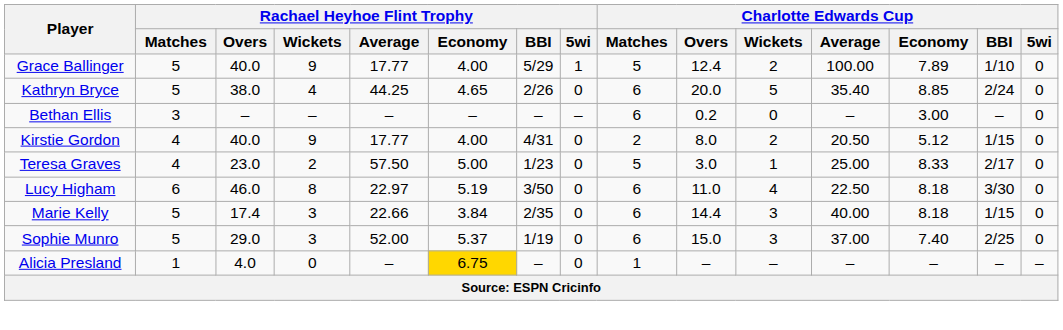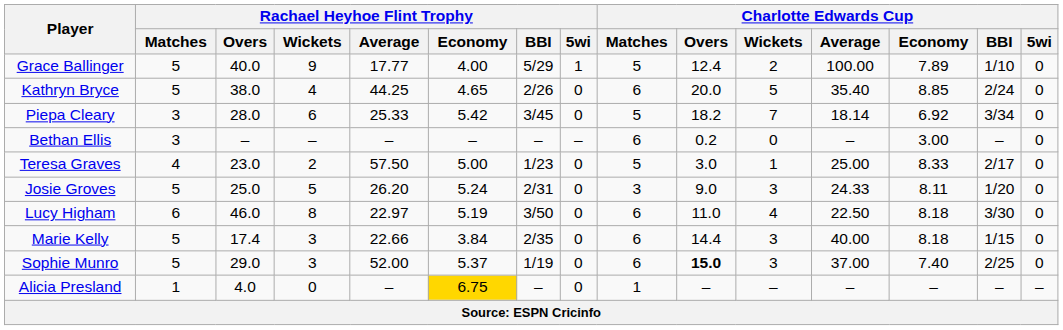+ row: (70, 115)
- row: (70, 139)
+ row: (70, 189)
(706, 238) normal -> (706, 262) bold
